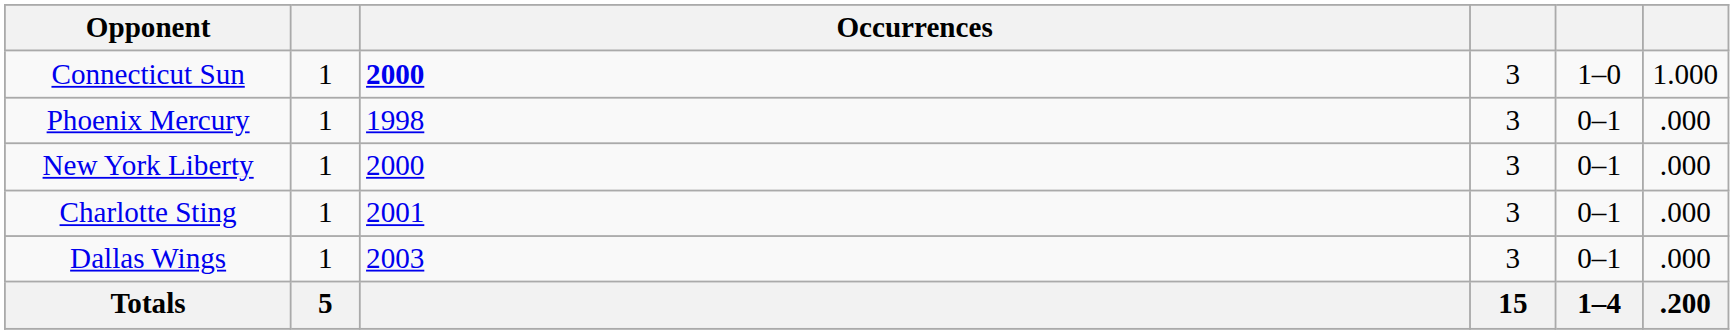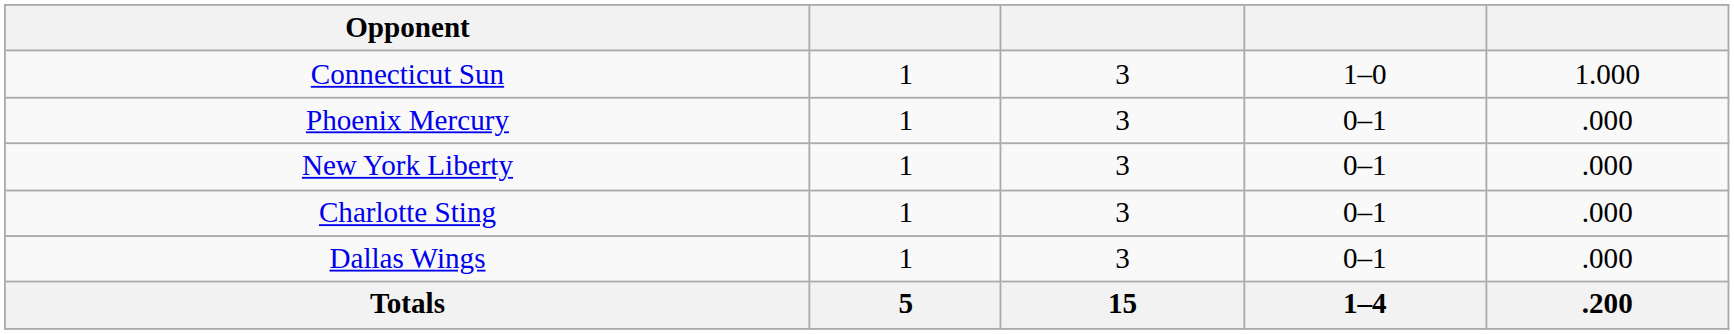- column: (915, 27)
